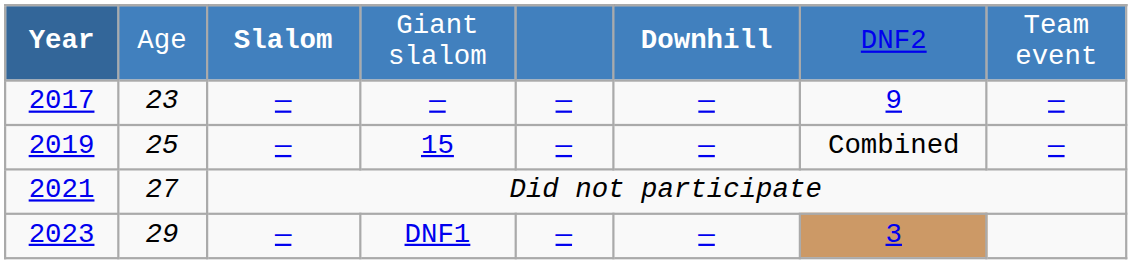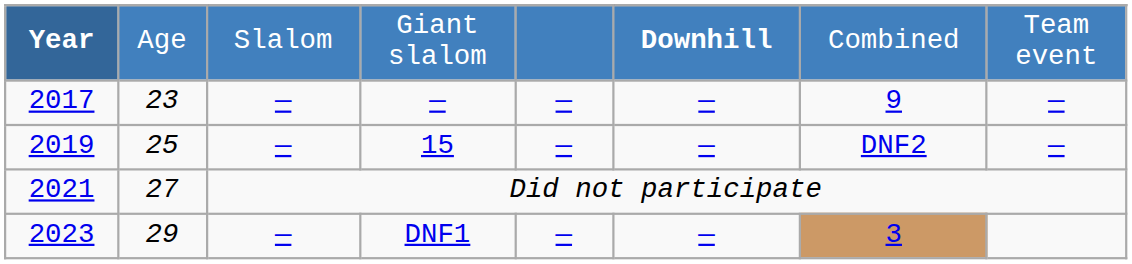(283, 43) bold -> (283, 43) normal
(894, 43) DNF2 -> (894, 43) Combined
(894, 147) Combined -> (894, 147) DNF2
